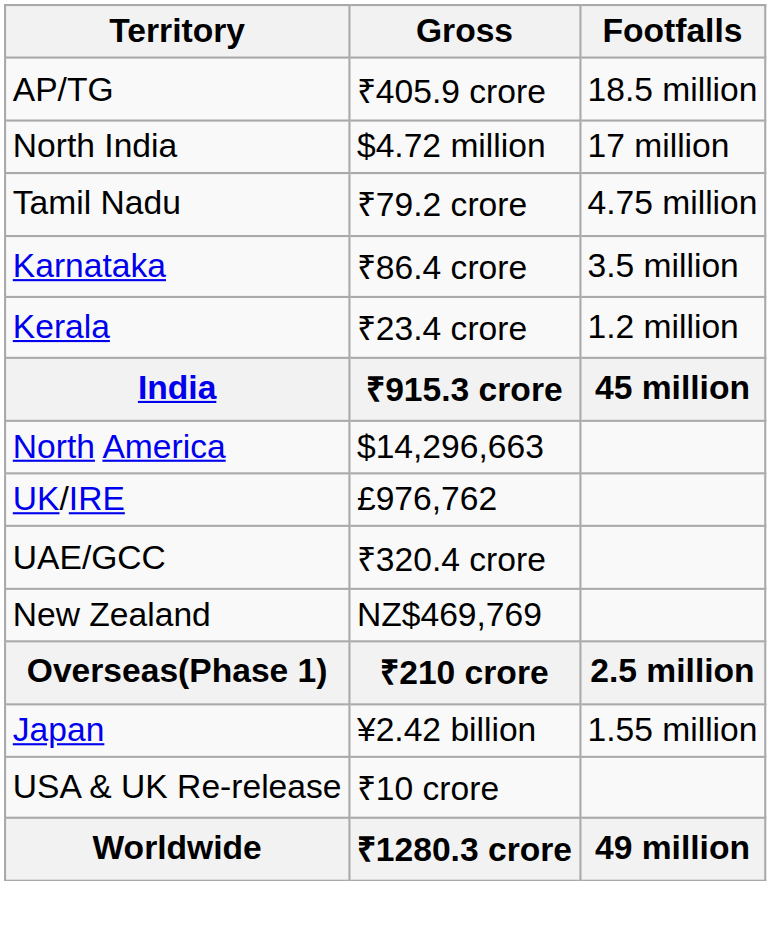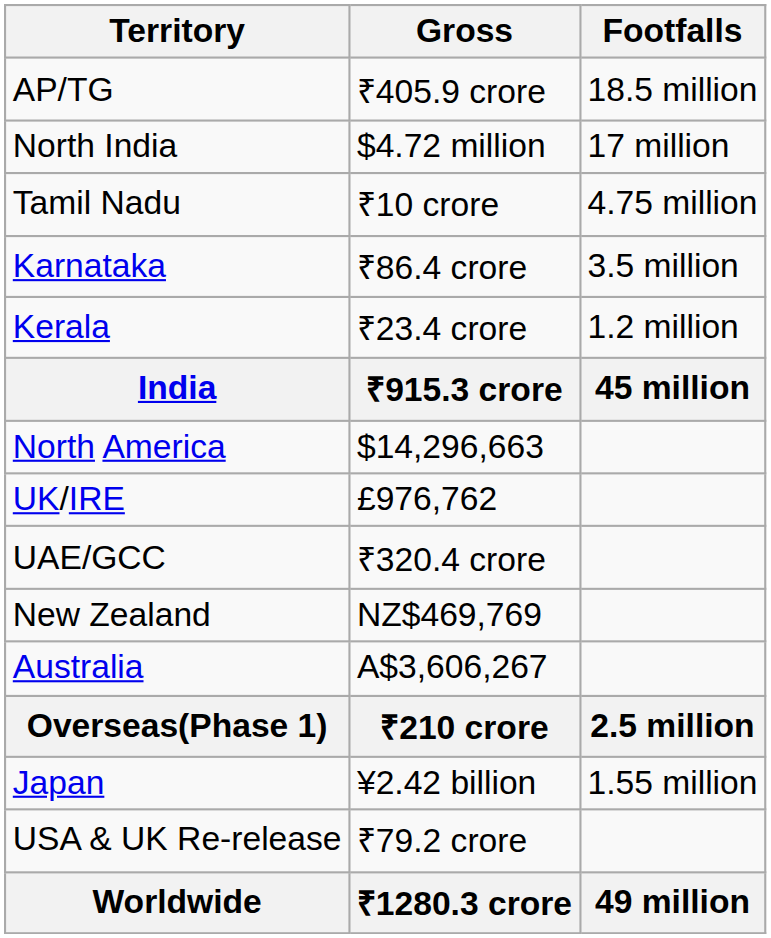(442, 205) ₹79.2 crore -> (428, 205) ₹10 crore
+ row: (78, 667)
(428, 788) ₹10 crore -> (442, 842) ₹79.2 crore
